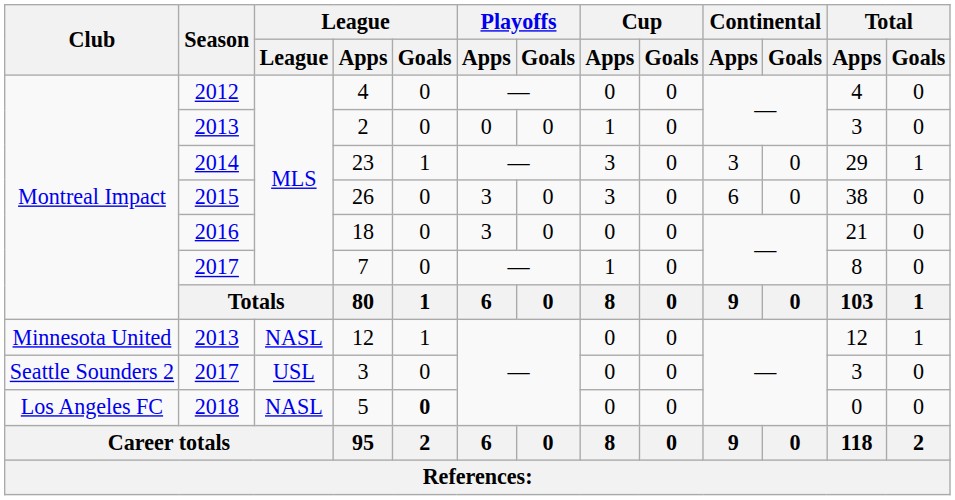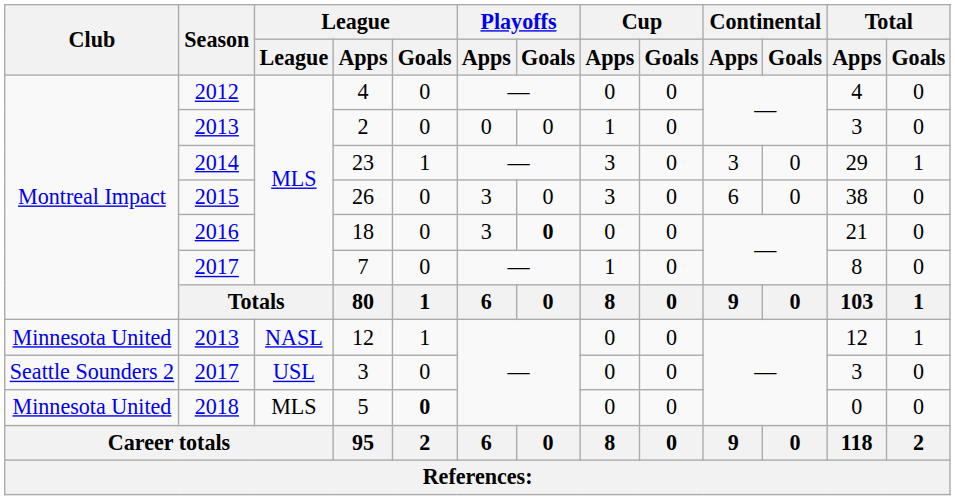(548, 232) normal -> (548, 232) bold
(92, 407) Los Angeles FC -> (92, 407) Minnesota United
(294, 407) NASL -> (294, 407) MLS
